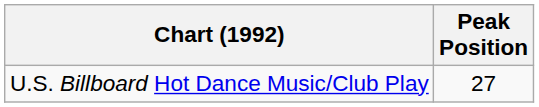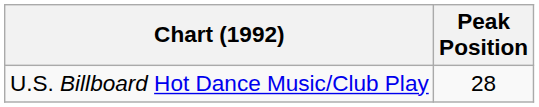(484, 83) 27 -> (484, 83) 28
